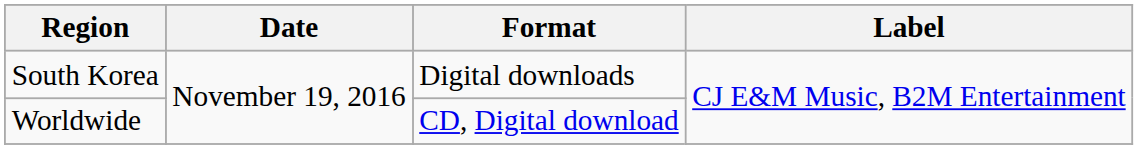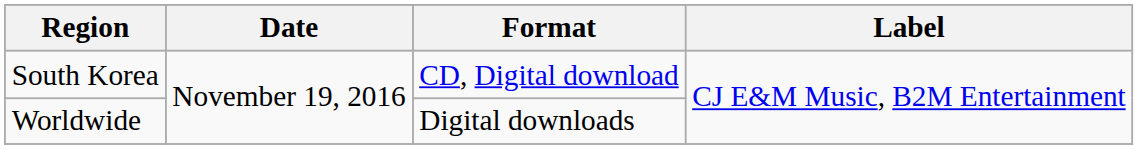(527, 74) Digital downloads -> (549, 74) CD, Digital download
(549, 120) CD, Digital download -> (527, 120) Digital downloads
